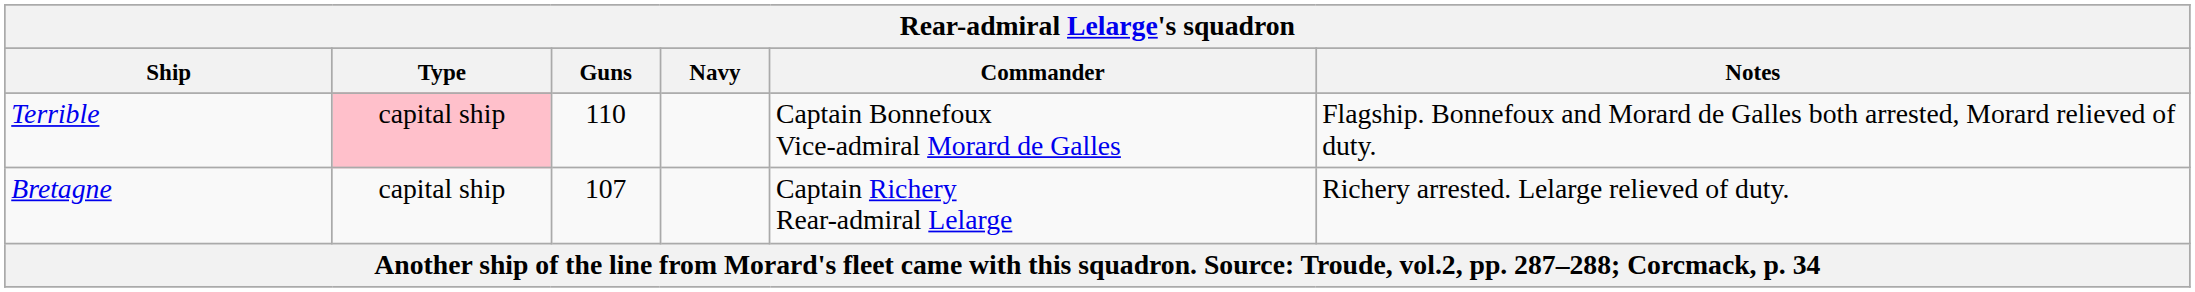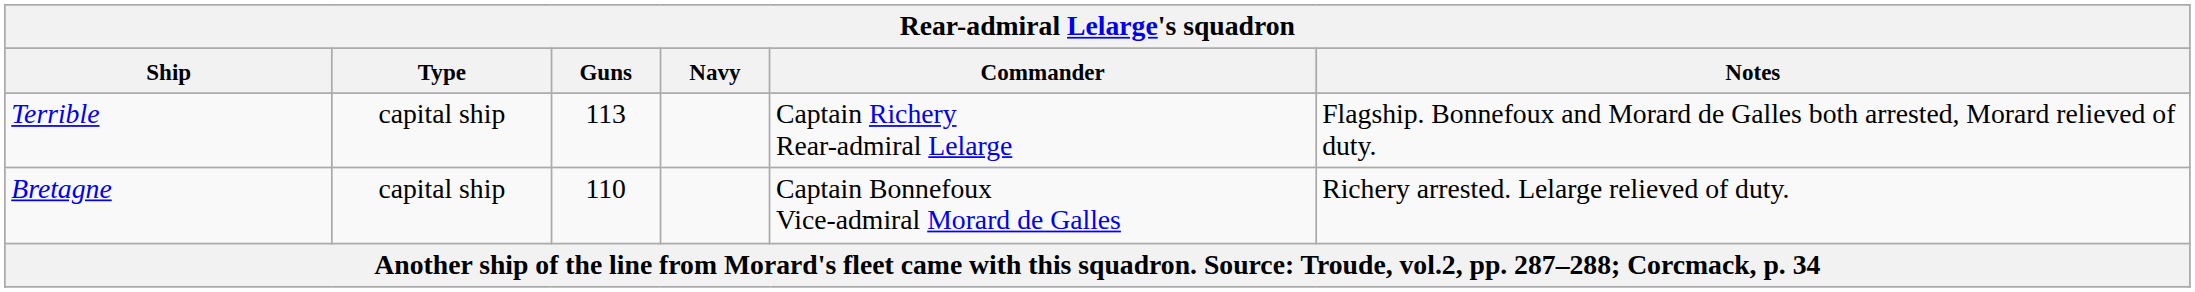(442, 114) pink background -> (442, 114) no background
(606, 114) 110 -> (606, 114) 113
(948, 129) Captain Bonnefoux Vice-admiral Morard de Galles -> (894, 129) Captain Richery Rear-admiral Lelarge
(606, 189) 107 -> (606, 189) 110
(894, 204) Captain Richery Rear-admiral Lelarge -> (948, 204) Captain Bonnefoux Vice-admiral Morard de Galles
